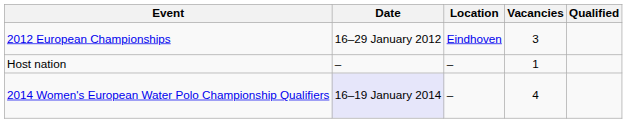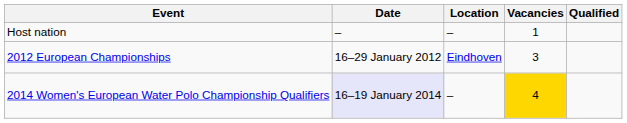rows swapped: (37, 63) <-> (89, 38)
(535, 95) no background -> (535, 95) gold background
